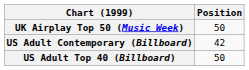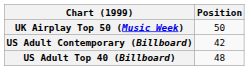(220, 58) 50 -> (220, 58) 48
